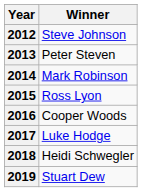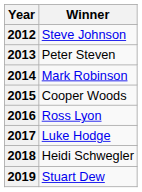(72, 96) Ross Lyon -> (84, 96) Cooper Woods
(84, 116) Cooper Woods -> (72, 116) Ross Lyon
